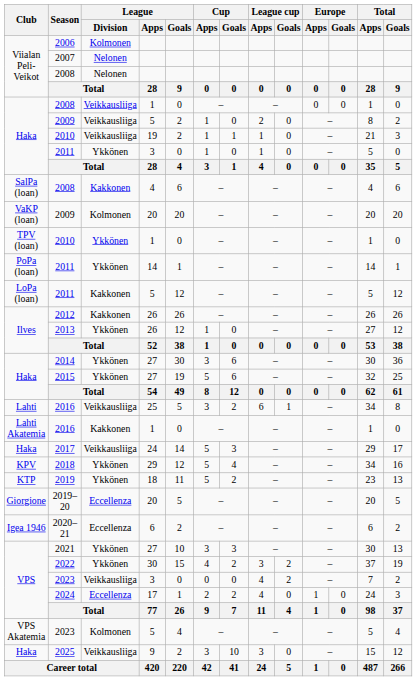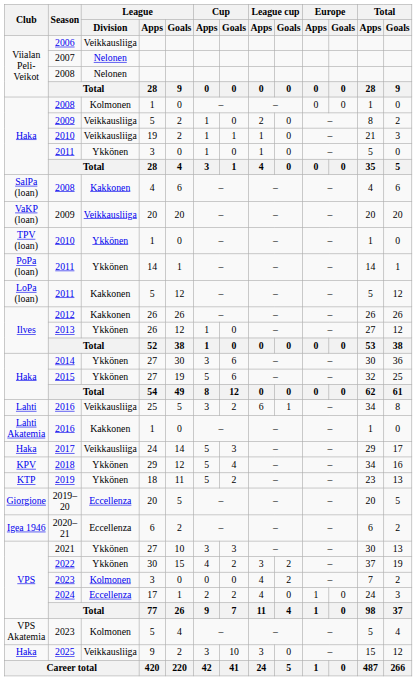(110, 43) Kolmonen -> (110, 43) Veikkausliiga
(110, 105) Veikkausliiga -> (110, 105) Kolmonen
(110, 214) Kolmonen -> (110, 214) Veikkausliiga
(110, 579) Veikkausliiga -> (110, 579) Kolmonen
